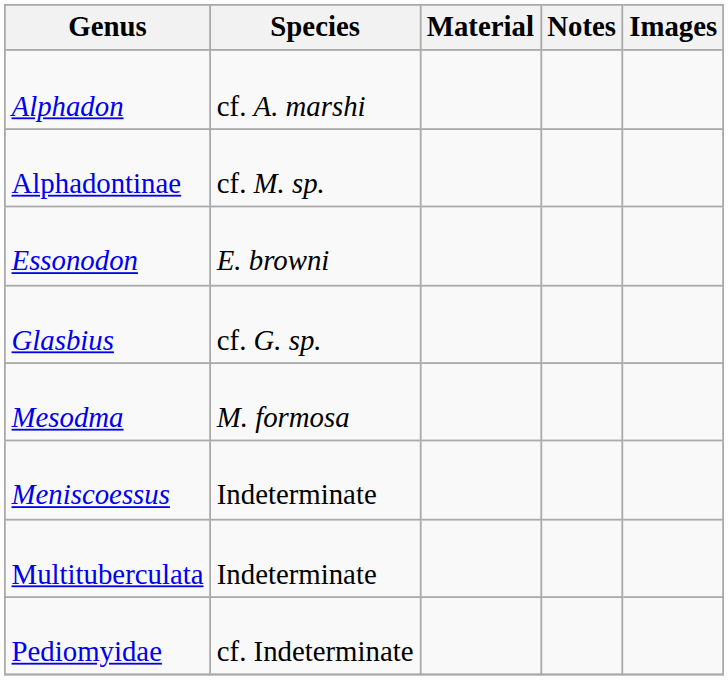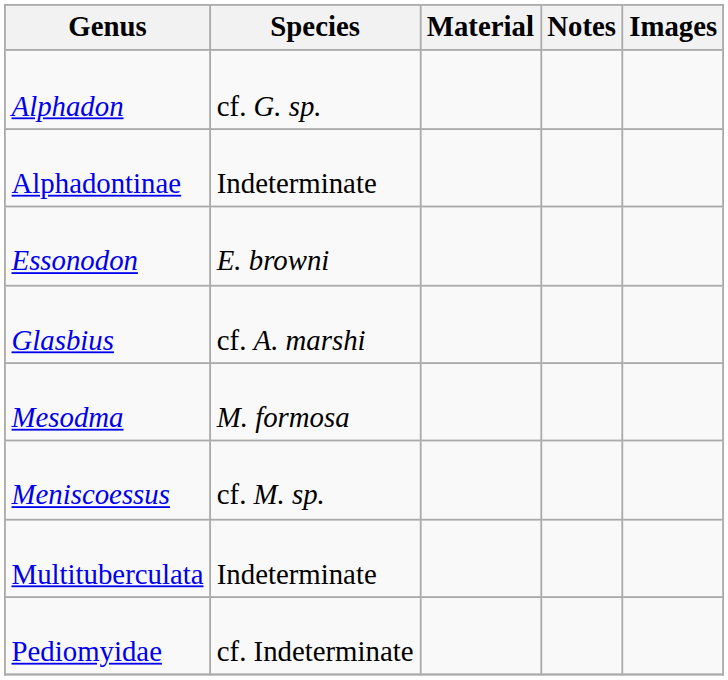(291, 105) cf. A. marshi -> (269, 105) cf. G. sp.
(271, 183) cf. M. sp. -> (297, 183) Indeterminate
(269, 339) cf. G. sp. -> (291, 339) cf. A. marshi
(297, 495) Indeterminate -> (271, 495) cf. M. sp.
